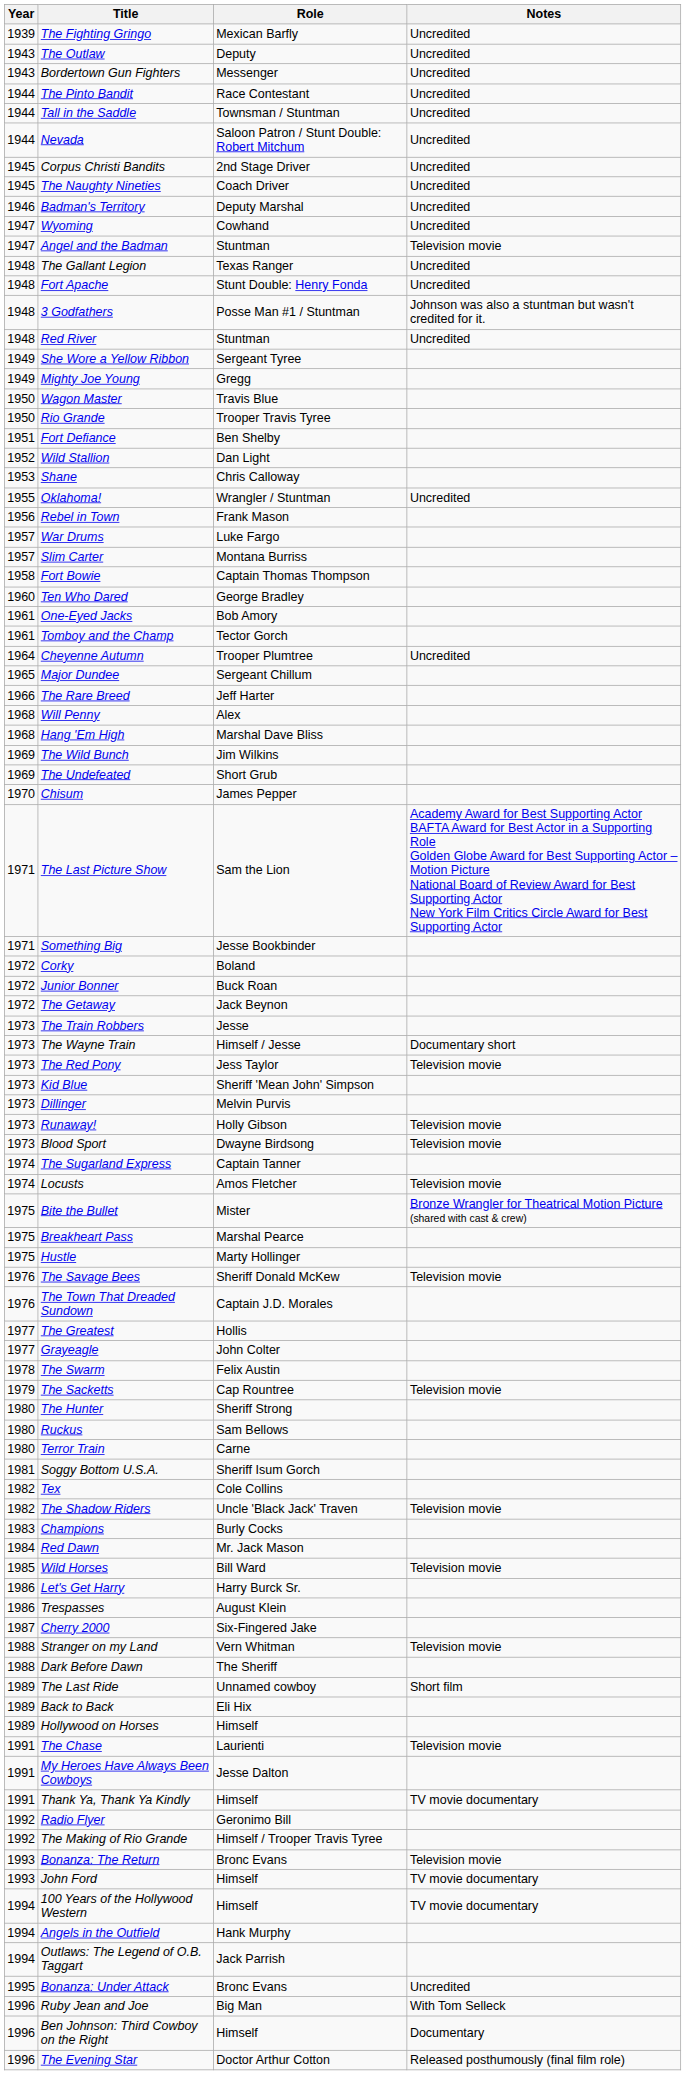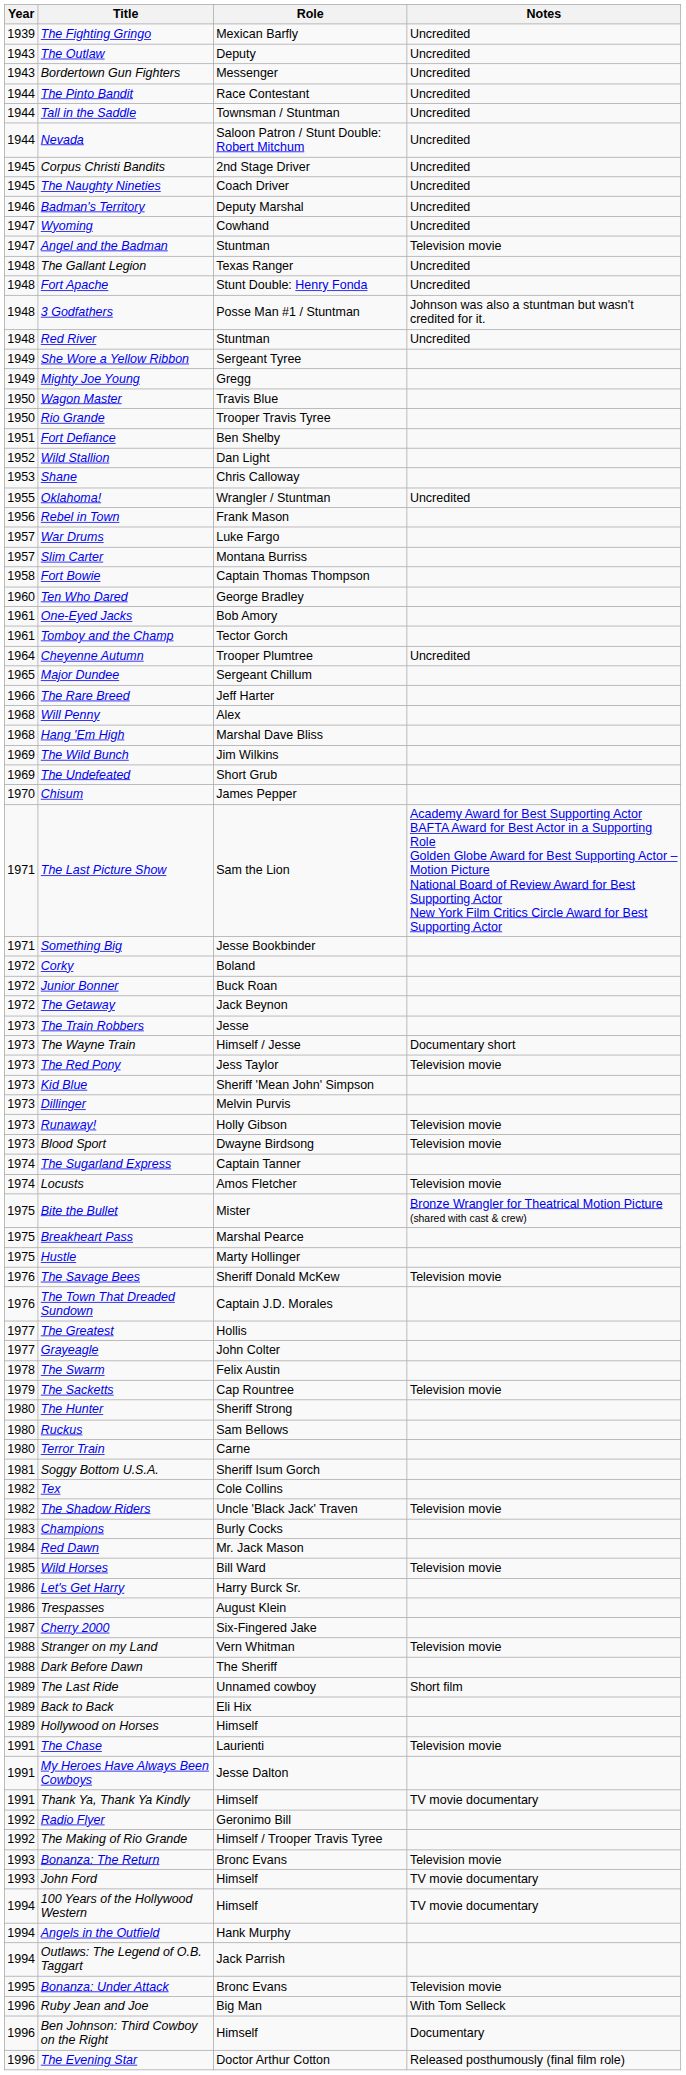(440, 1986) Uncredited -> (456, 1986) Television movie
